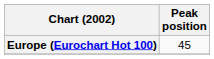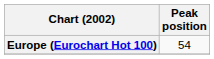(185, 44) 45 -> (185, 44) 54
